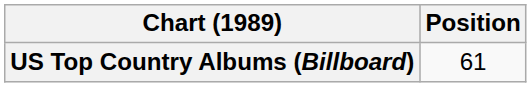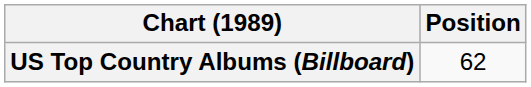(473, 61) 61 -> (473, 61) 62
